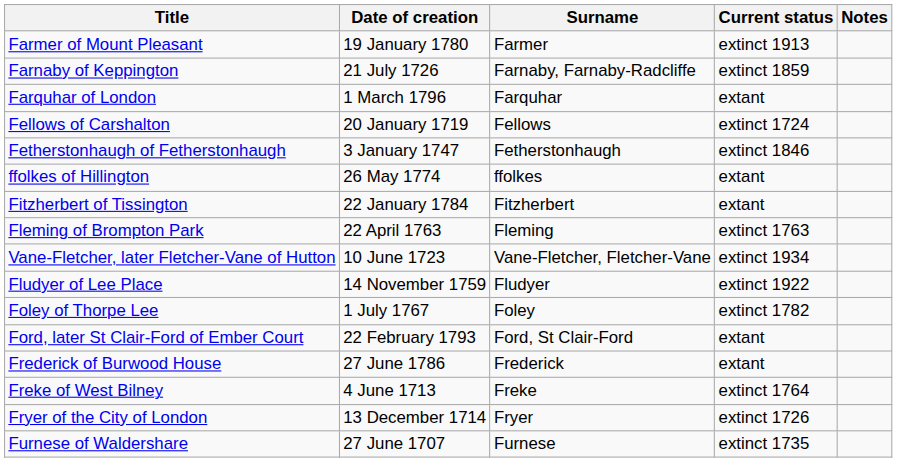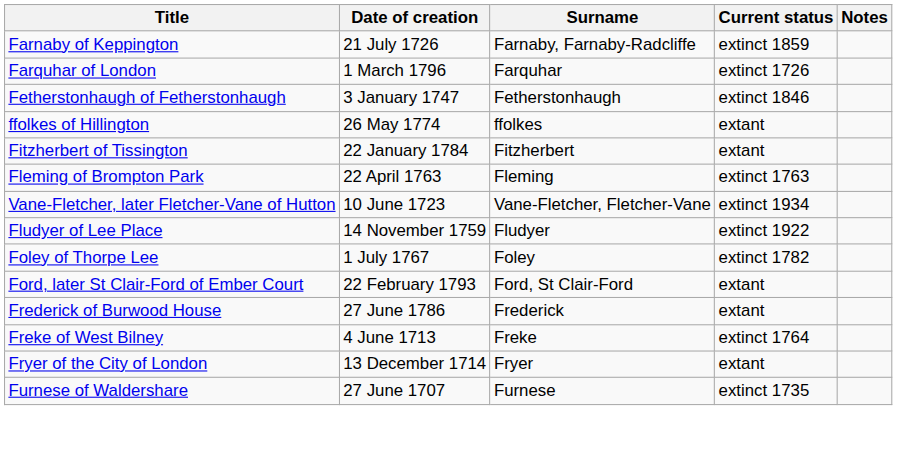- row: (106, 44)
(742, 97) extant -> (764, 71) extinct 1726
- row: (89, 124)
(764, 417) extinct 1726 -> (742, 364) extant
